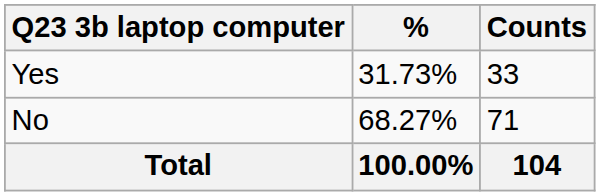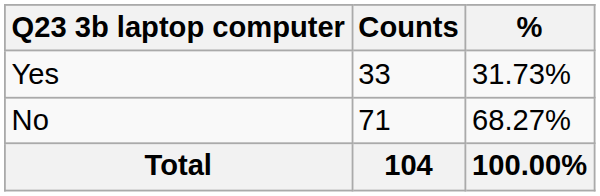columns swapped: (537, 27) <-> (416, 27)
